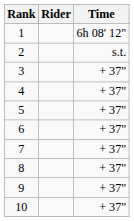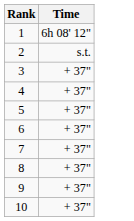- column: (56, 14)
